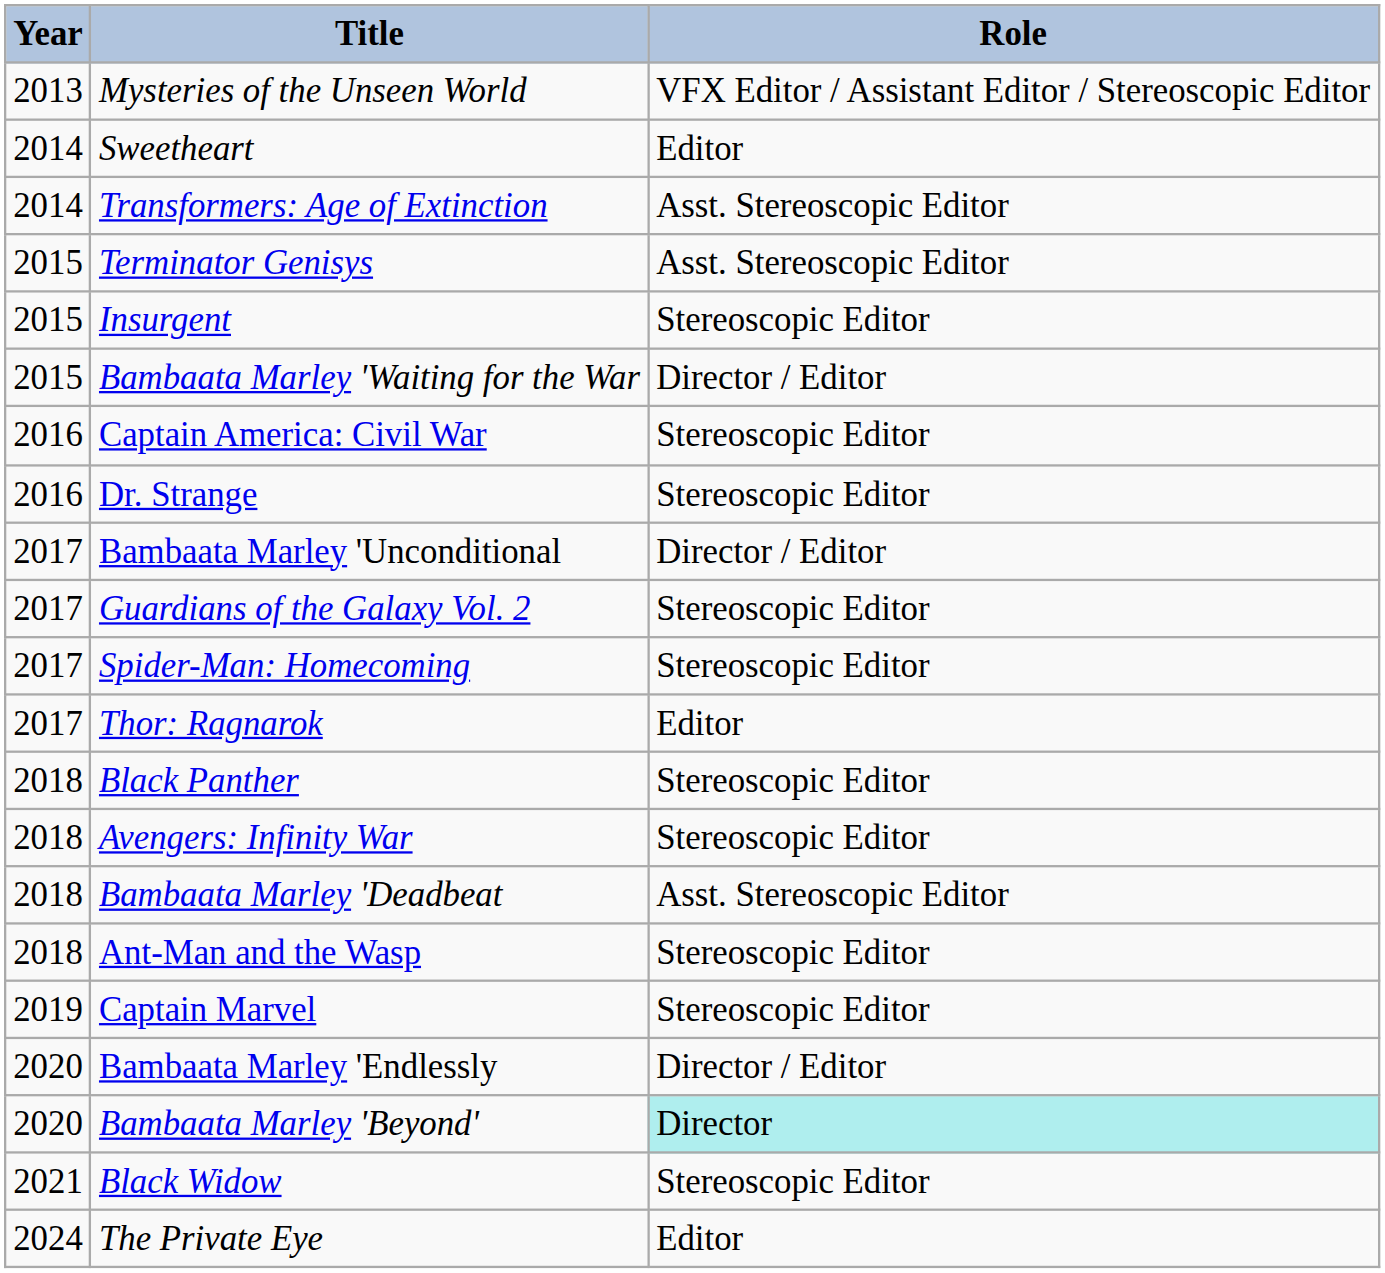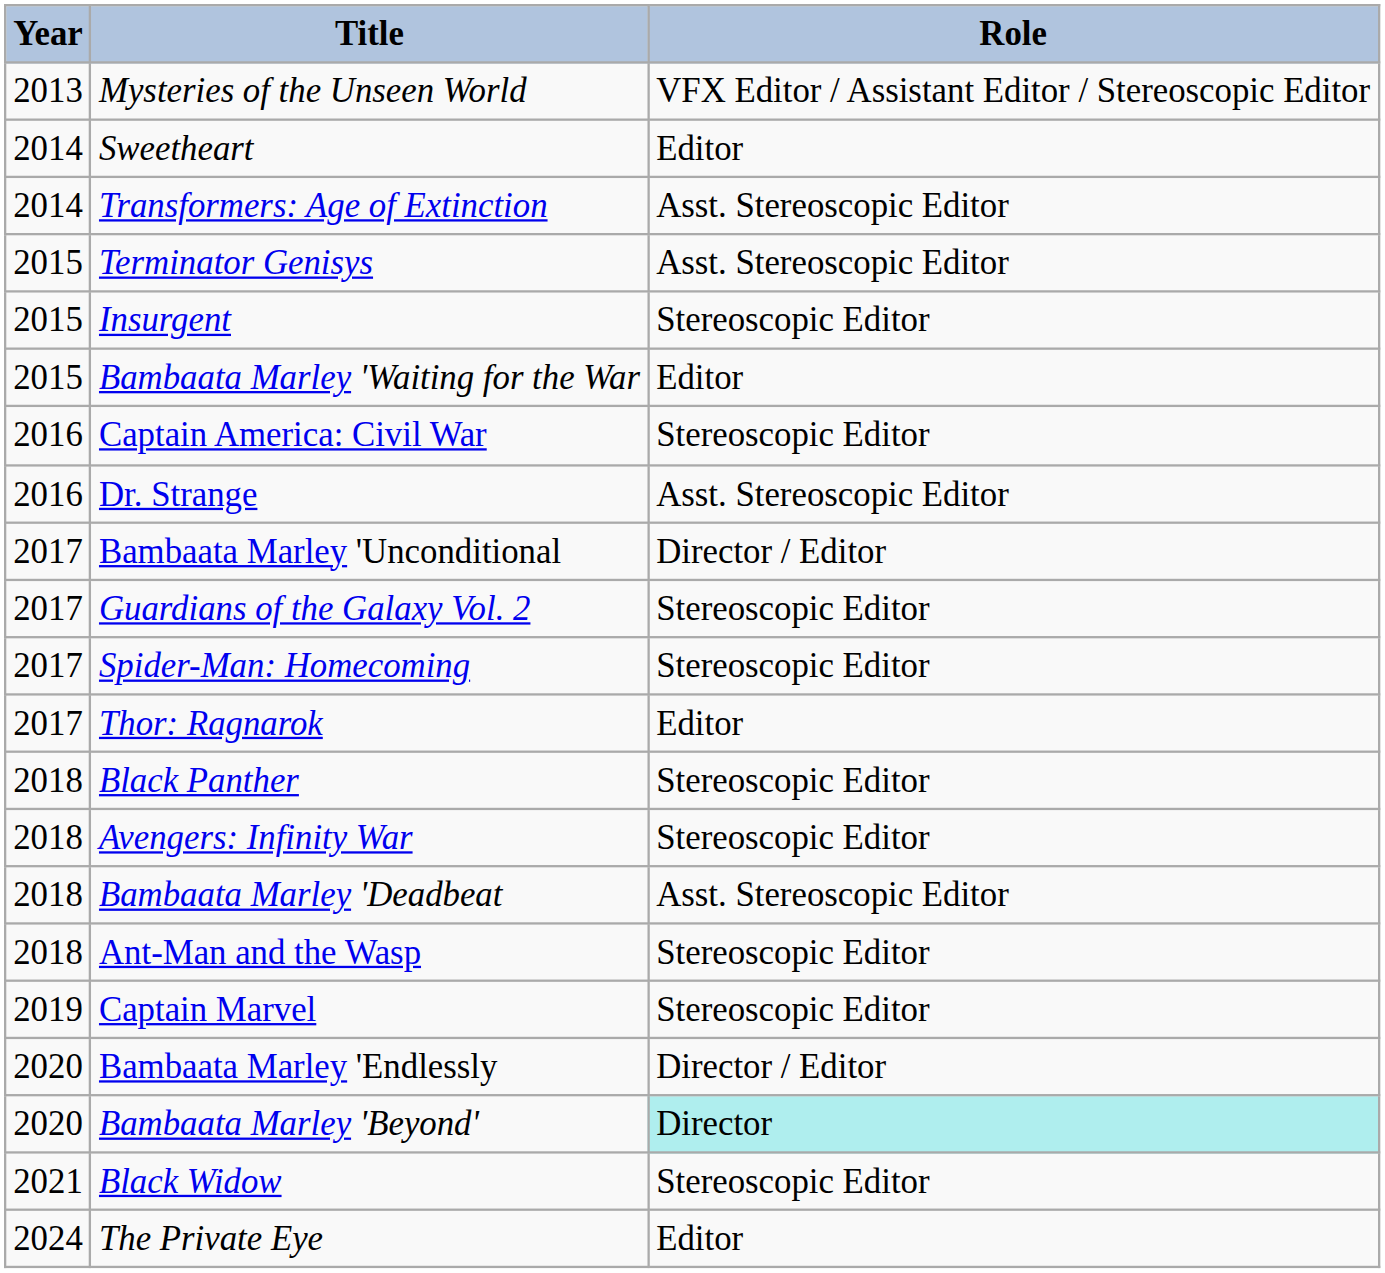(771, 377) Director / Editor -> (700, 377) Editor
(793, 492) Stereoscopic Editor -> (832, 492) Asst. Stereoscopic Editor
